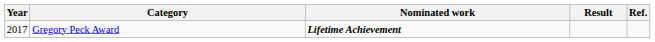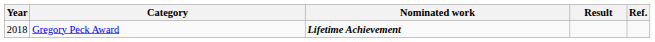(17, 29) 2017 -> (17, 29) 2018
